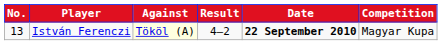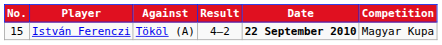(17, 31) 13 -> (17, 31) 15
(165, 31) lightyellow background -> (165, 31) no background
